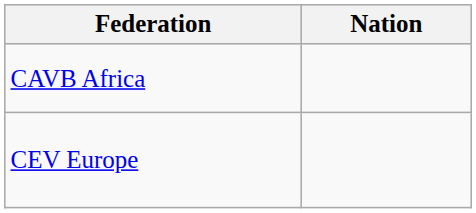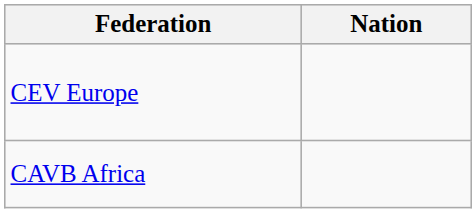rows swapped: (78, 77) <-> (74, 159)
